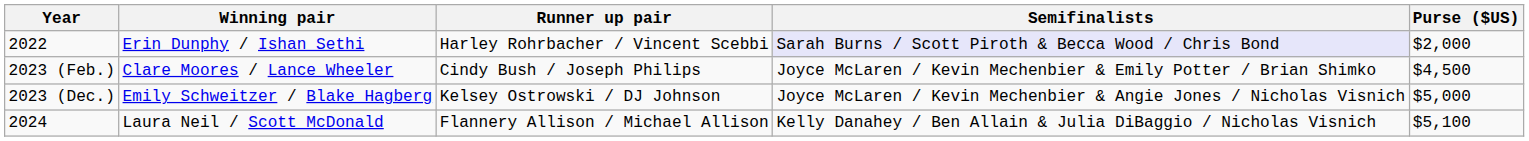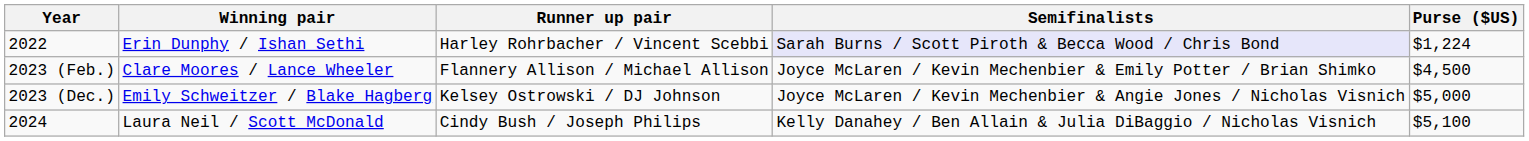(1442, 44) $2,000 -> (1442, 44) $1,224
(570, 70) Cindy Bush / Joseph Philips -> (604, 70) Flannery Allison / Michael Allison
(604, 123) Flannery Allison / Michael Allison -> (570, 123) Cindy Bush / Joseph Philips
